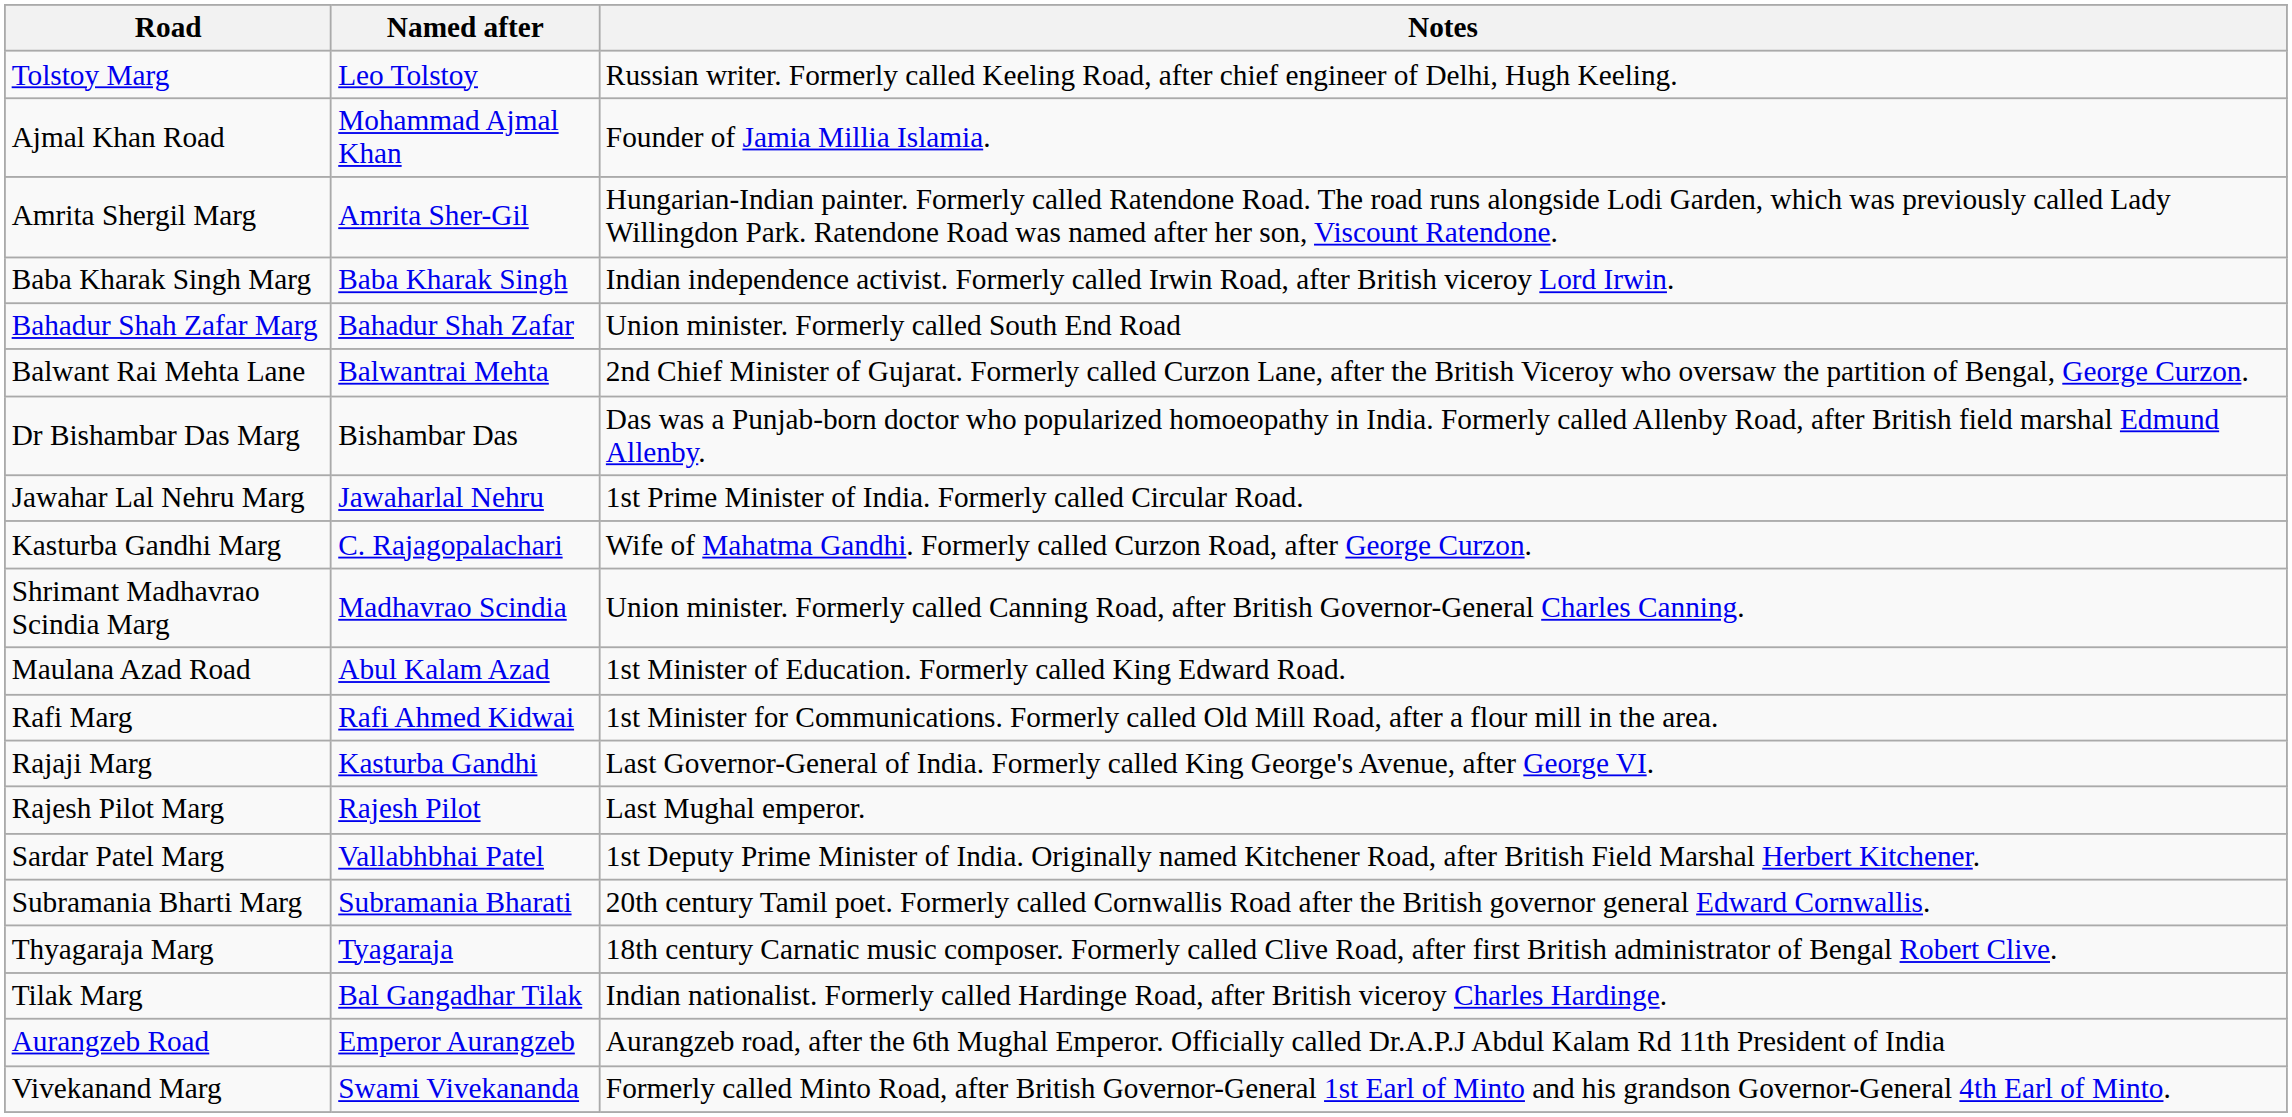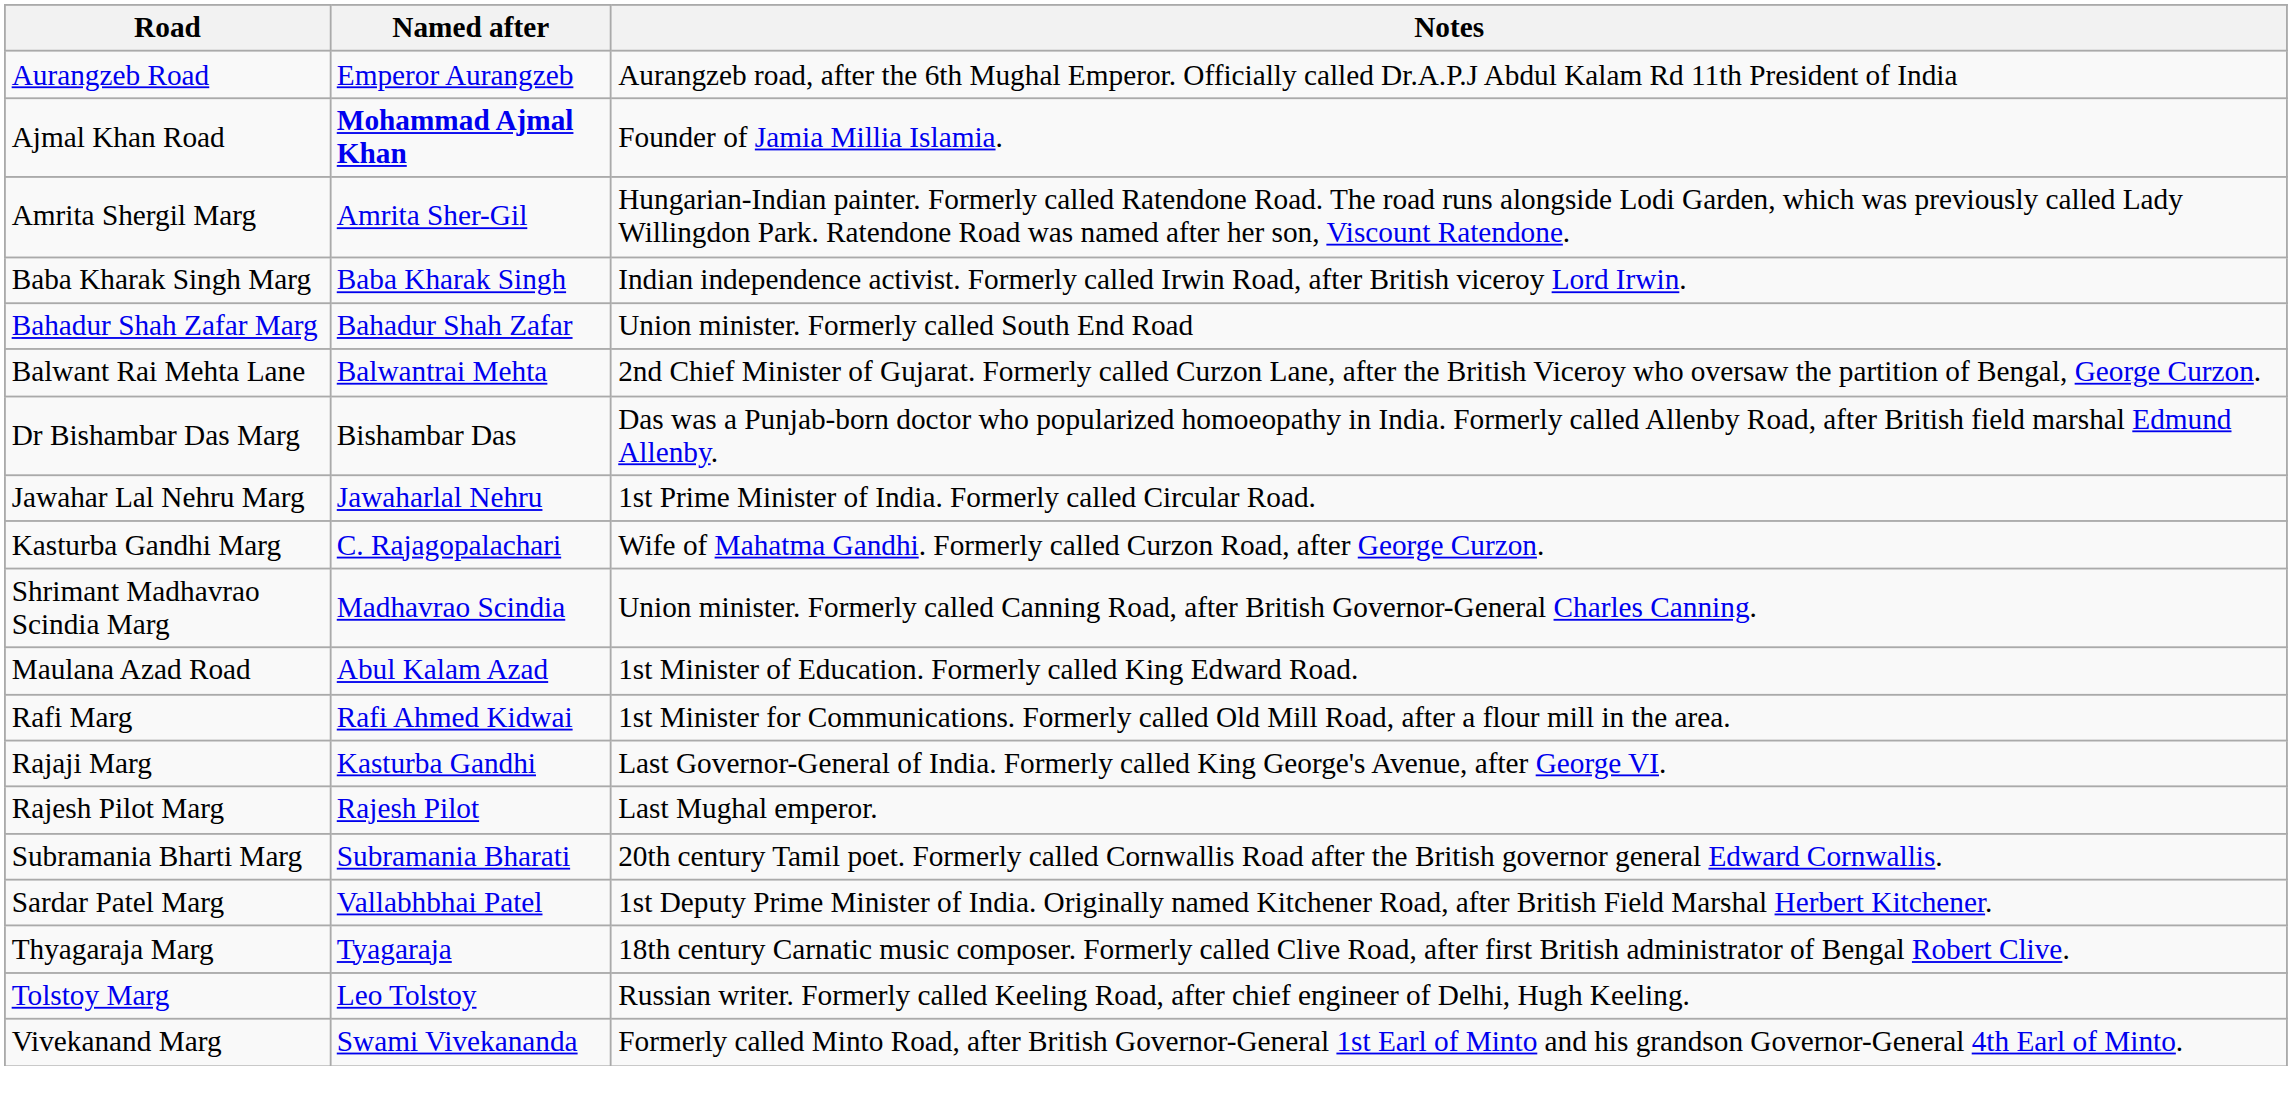rows swapped: (110, 1041) <-> (90, 74)
(448, 137) normal -> (455, 137) bold
rows swapped: (118, 856) <-> (157, 902)
- row: (77, 995)
